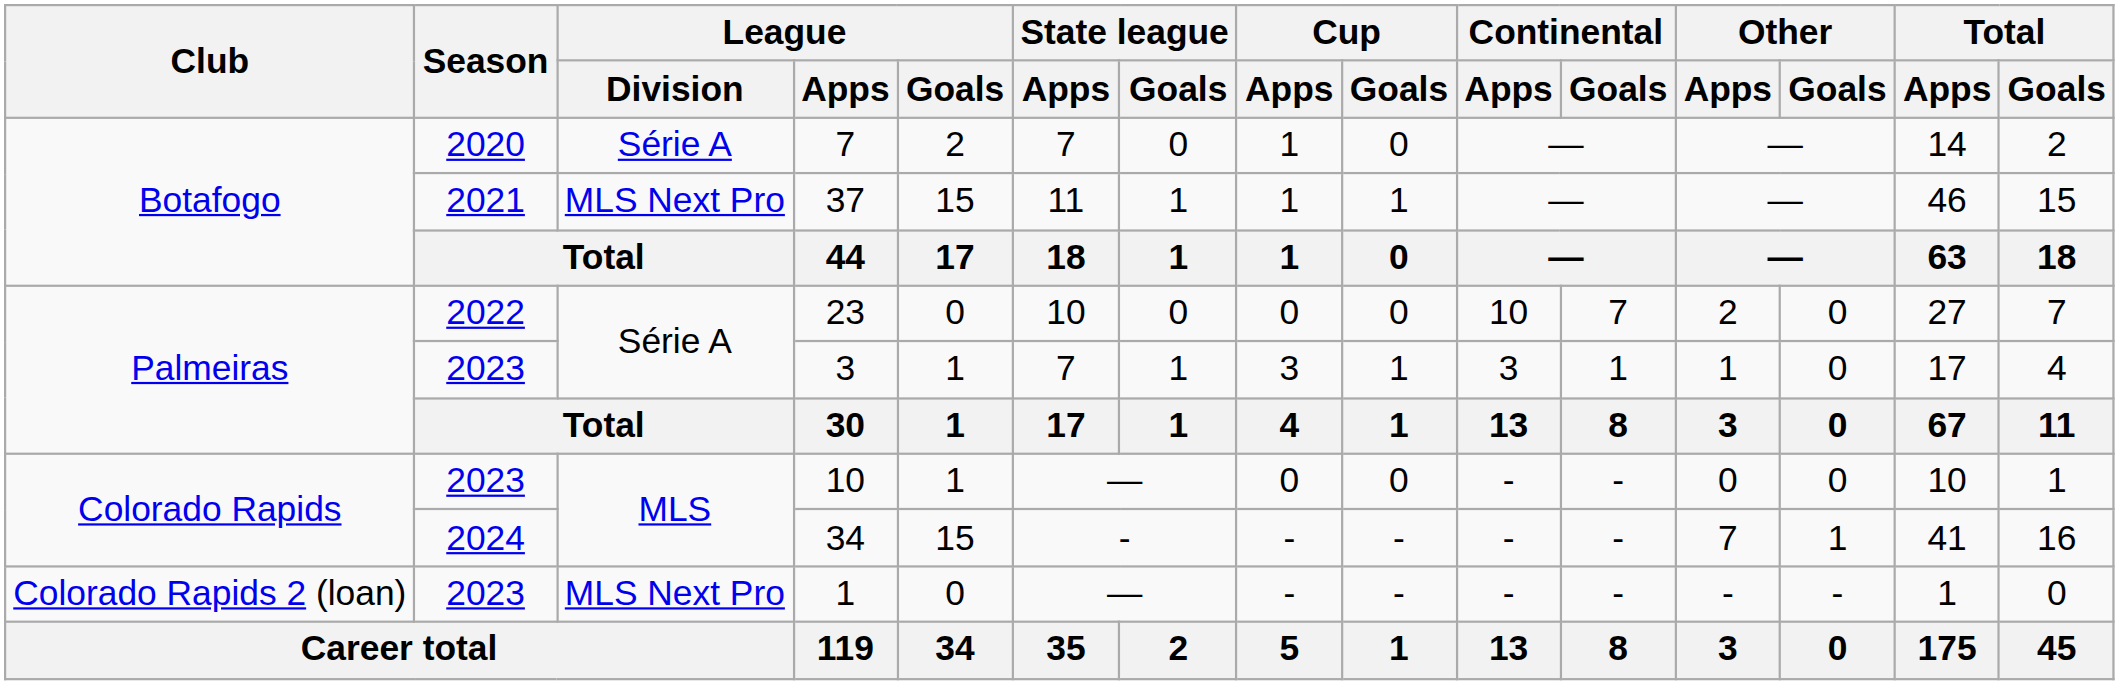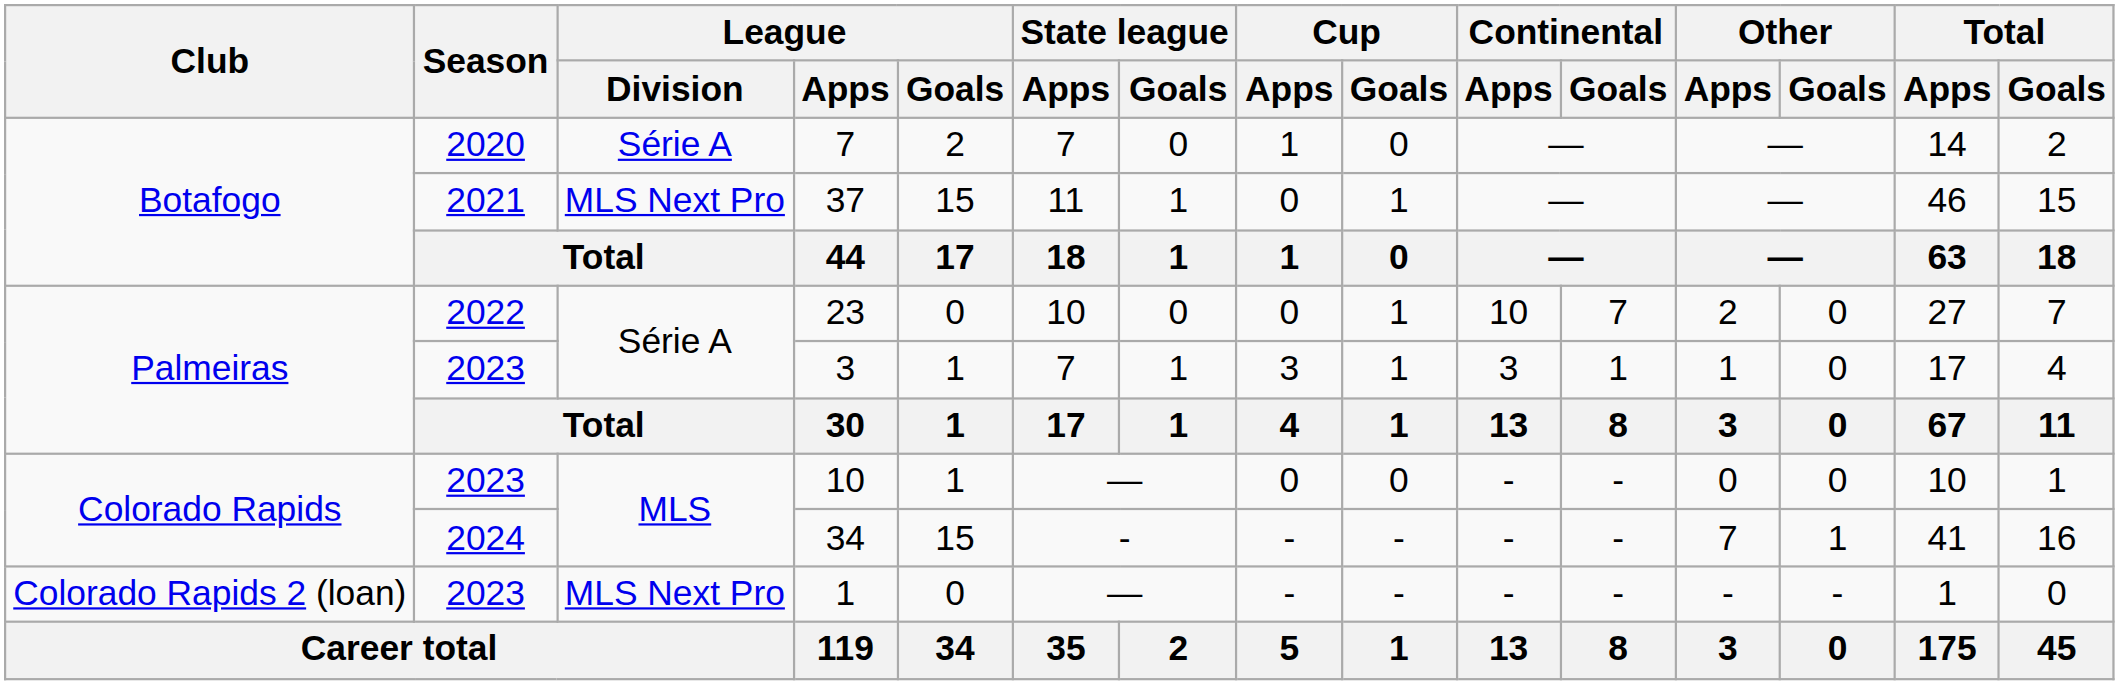(1289, 200) 1 -> (1289, 200) 0
(1399, 312) 0 -> (1399, 312) 1
